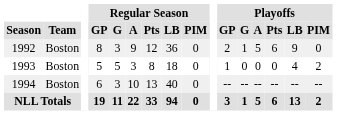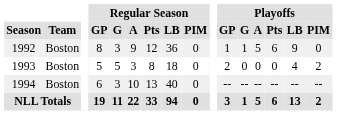(227, 48) 2 -> (227, 48) 1
(227, 66) 1 -> (227, 66) 2
